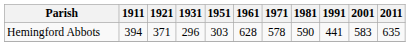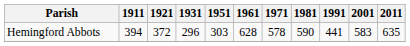(162, 32) 371 -> (162, 32) 372
